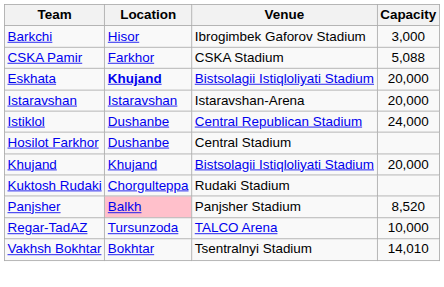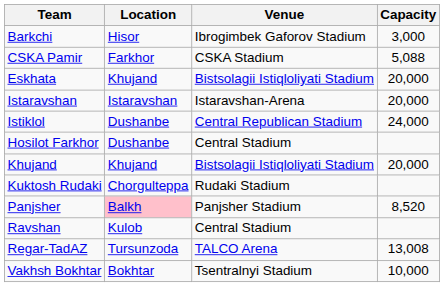(135, 79) bold -> (133, 79) normal
+ row: (34, 228)
(408, 228) 10,000 -> (408, 249) 13,008
(408, 249) 14,010 -> (408, 270) 10,000
